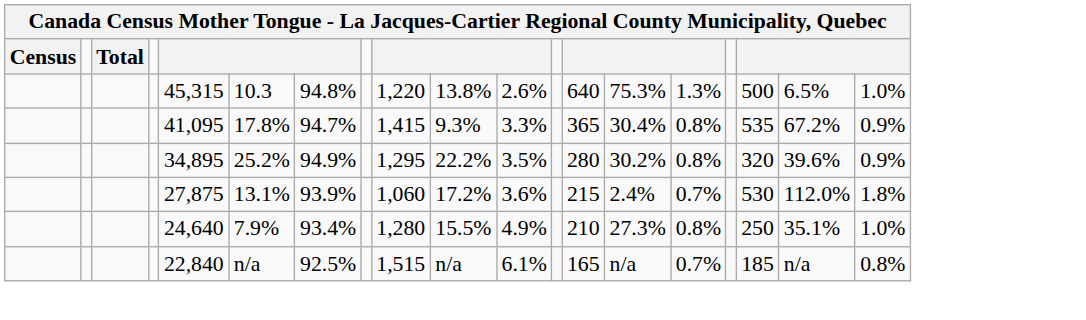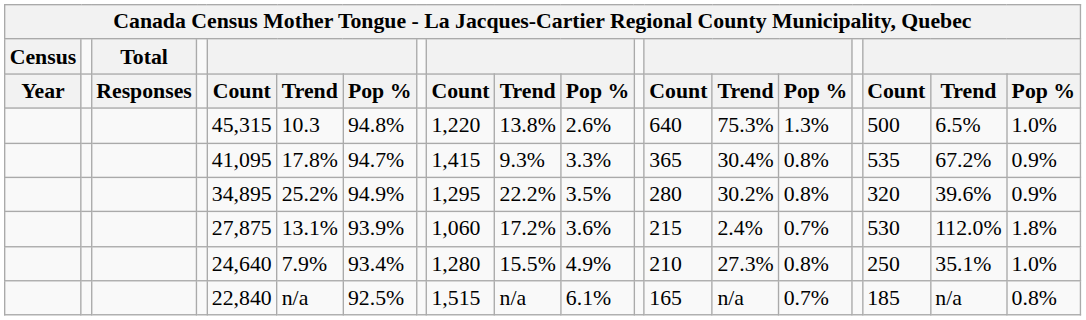+ row: (43, 90)
